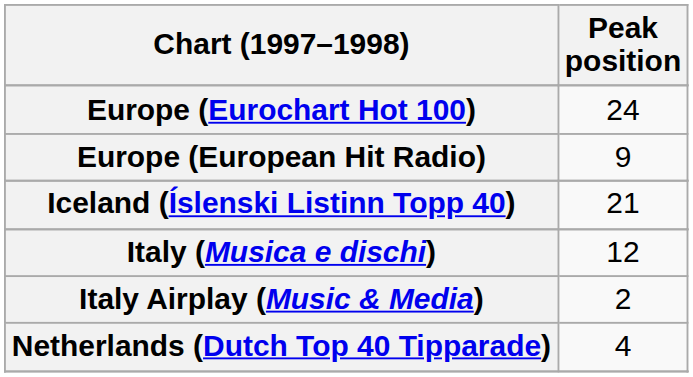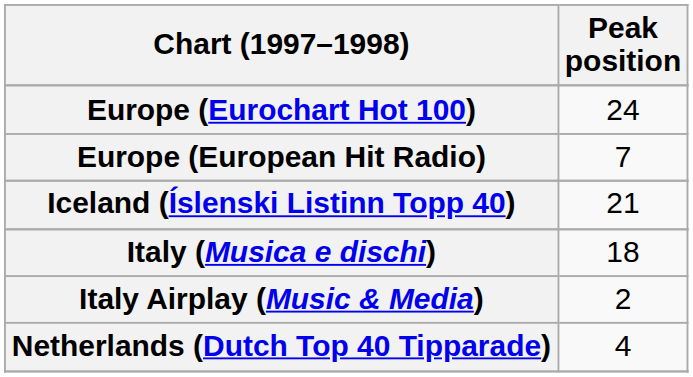(623, 156) 9 -> (623, 156) 7
(623, 251) 12 -> (623, 251) 18
